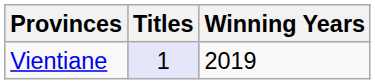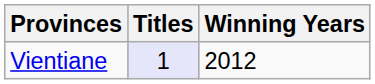(230, 61) 2019 -> (230, 61) 2012
